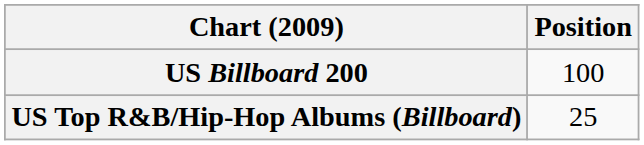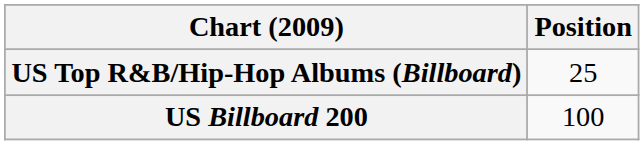rows swapped: (266, 71) <-> (266, 116)
